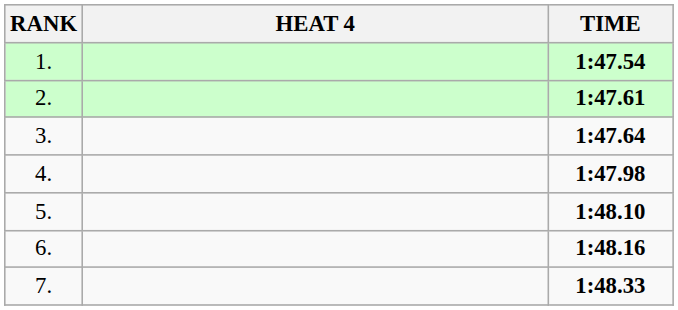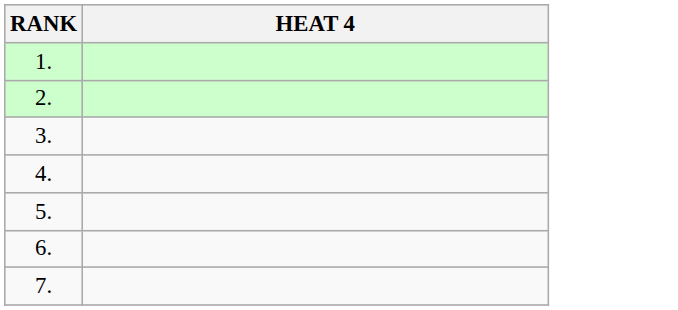- column: (610, 23)
